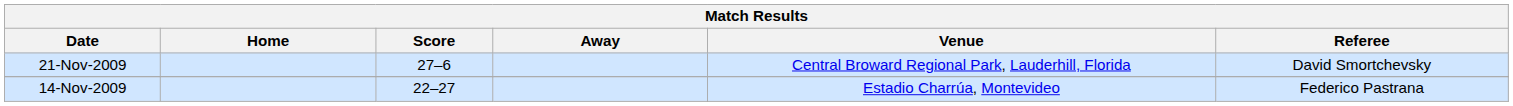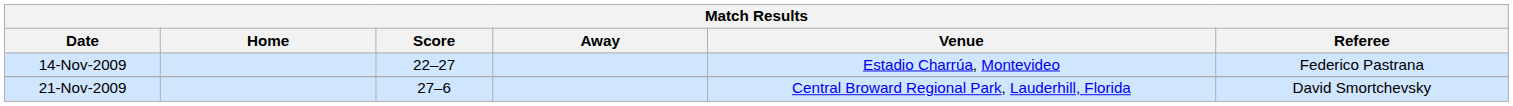rows swapped: (83, 88) <-> (83, 64)
